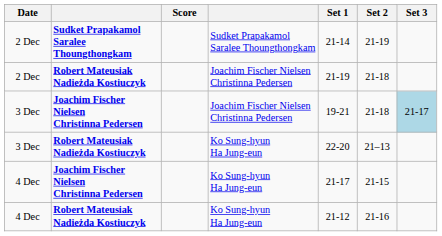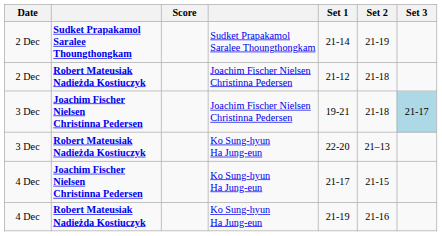(338, 77) 21-19 -> (338, 77) 21-12
(338, 217) 21-12 -> (338, 217) 21-19
